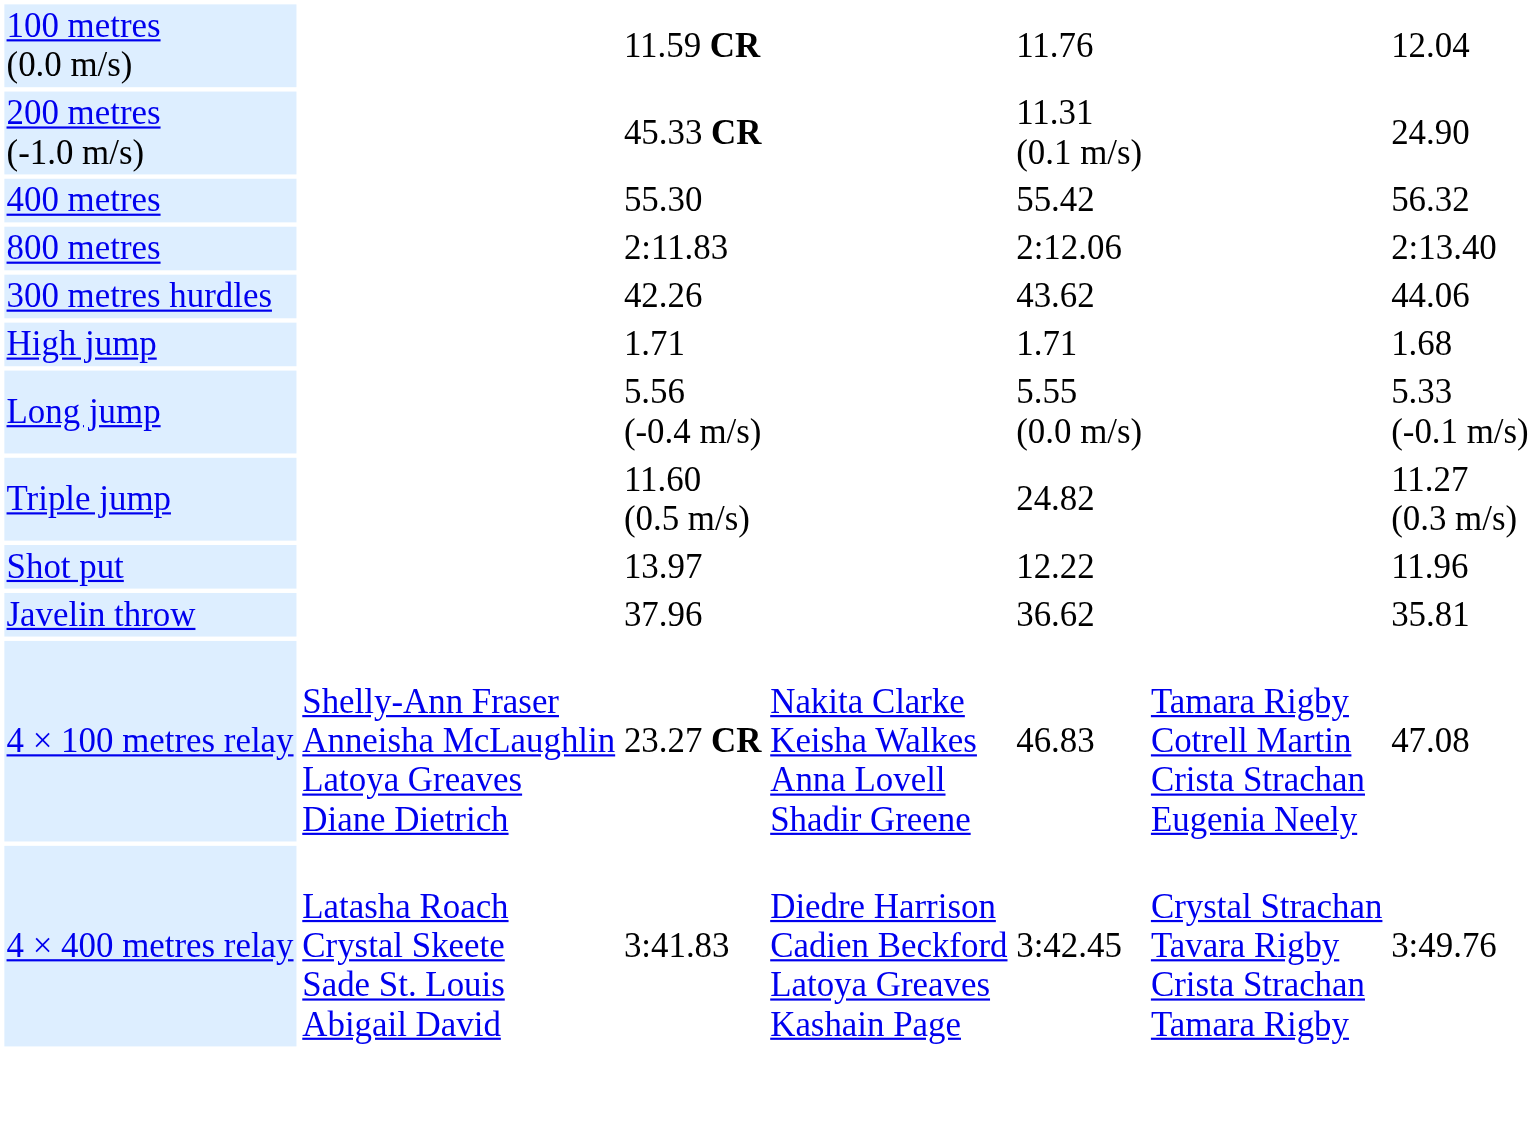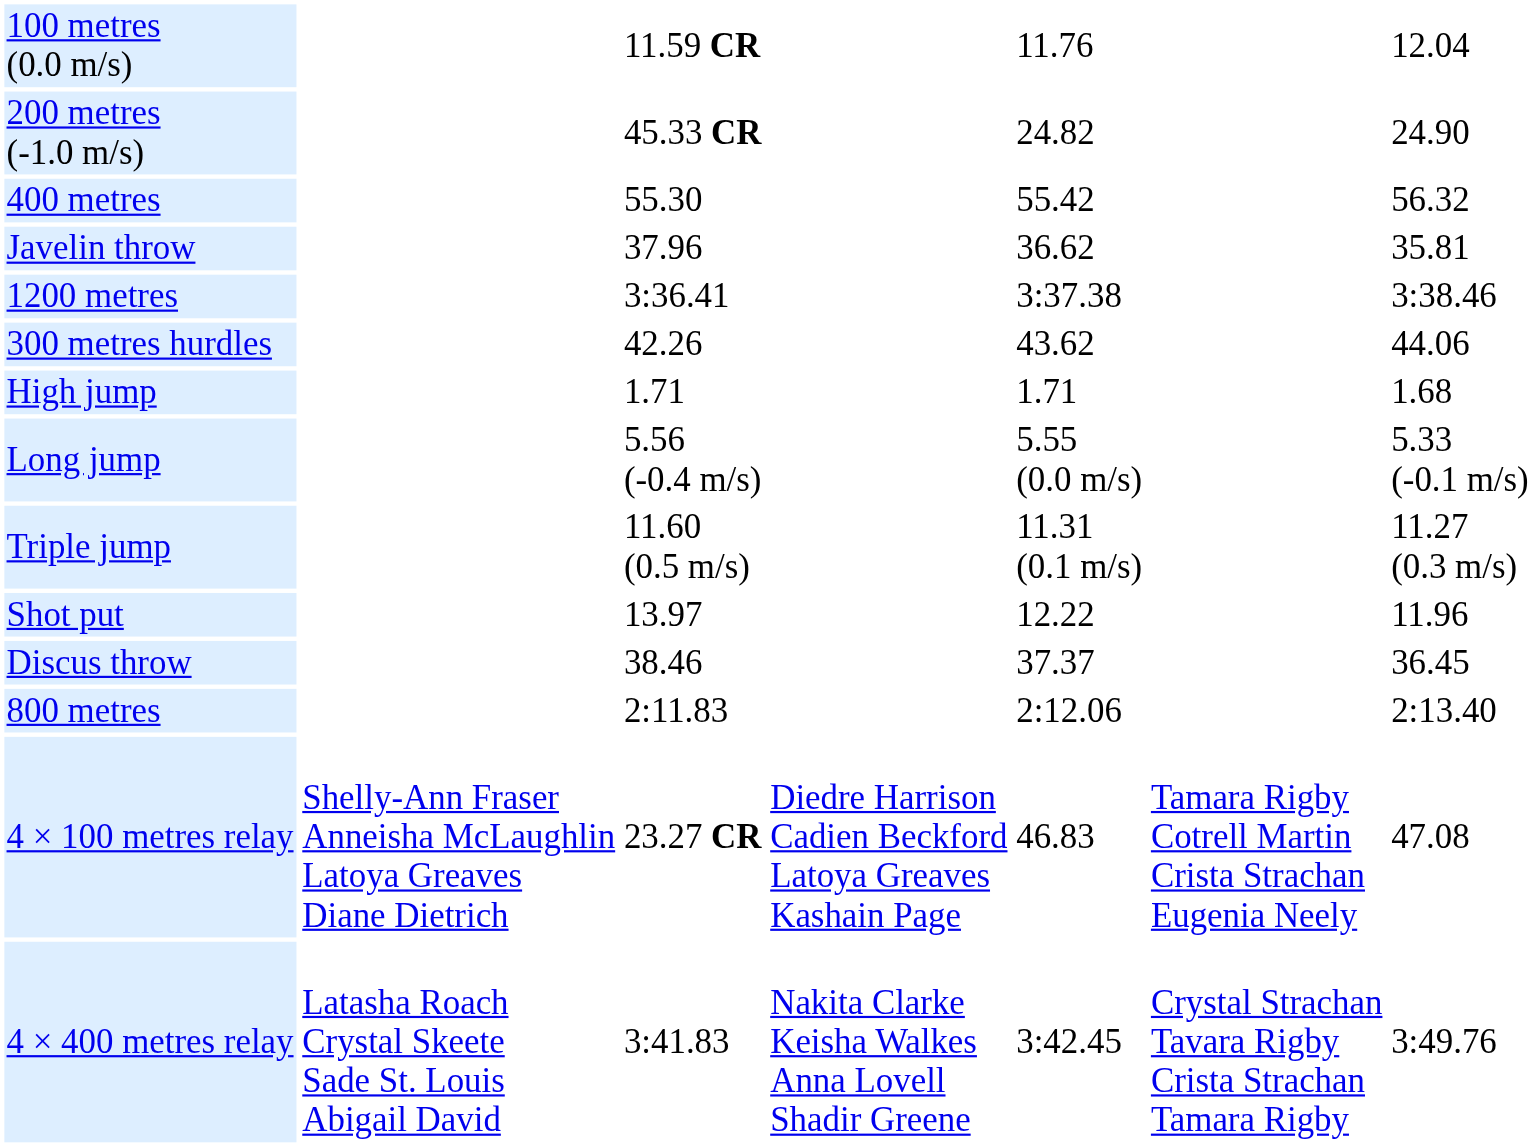(1079, 132) 11.31 (0.1 m/s) -> (1055, 132) 24.82
rows swapped: (84, 247) <-> (101, 614)
+ row: (92, 295)
(1055, 498) 24.82 -> (1079, 546) 11.31 (0.1 m/s)
+ row: (99, 662)
(874, 760) Nakita Clarke Keisha Walkes Anna Lovell Shadir Greene -> (889, 856) Diedre Harrison Cadien Beckford Latoya Greaves Kashain Page
(889, 965) Diedre Harrison Cadien Beckford Latoya Greaves Kashain Page -> (874, 1061) Nakita Clarke Keisha Walkes Anna Lovell Shadir Greene
